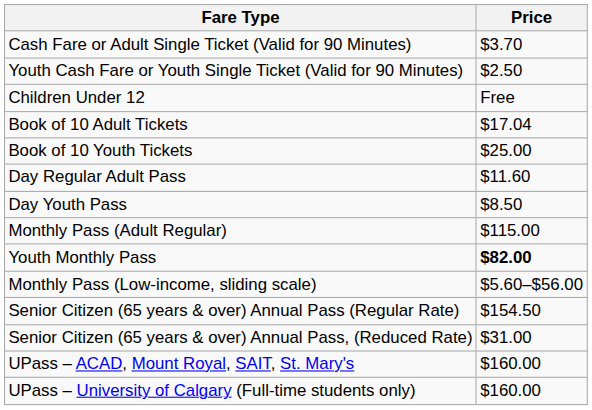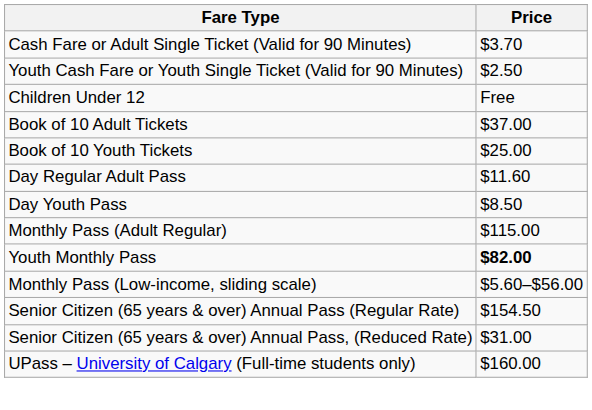(506, 124) $17.04 -> (506, 124) $37.00
- row: (181, 364)
